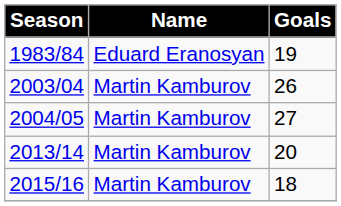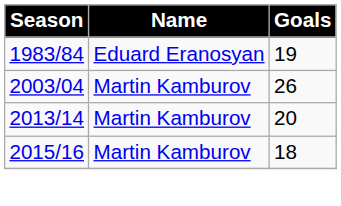- row: (47, 119)
